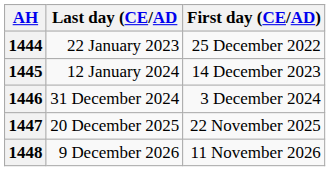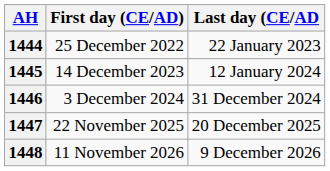columns swapped: (254, 17) <-> (115, 17)
